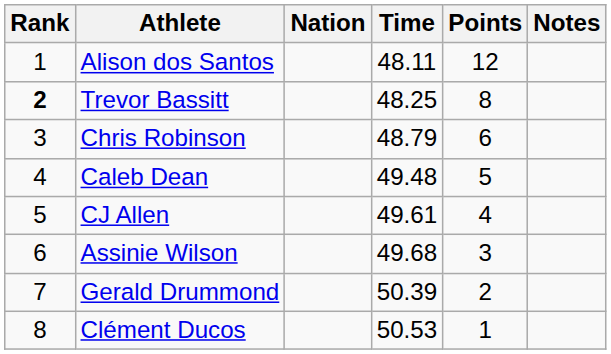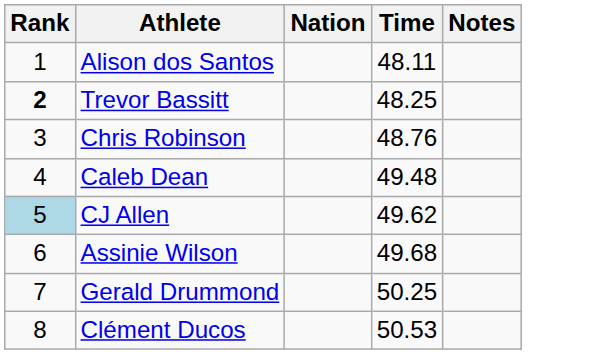- column: (485, 23)
(407, 138) 48.79 -> (407, 138) 48.76
(40, 215) no background -> (40, 215) lightblue background
(407, 215) 49.61 -> (407, 215) 49.62
(407, 291) 50.39 -> (407, 291) 50.25
